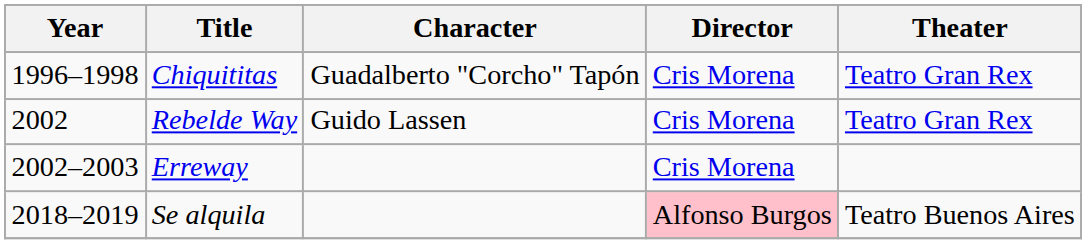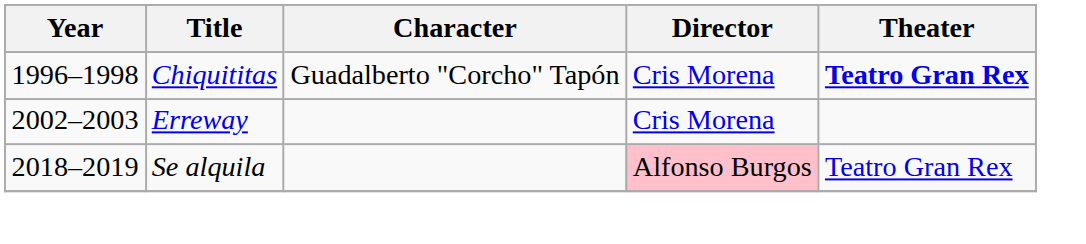(939, 74) normal -> (927, 74) bold
- row: (224, 121)
(960, 214) Teatro Buenos Aires -> (919, 167) Teatro Gran Rex
